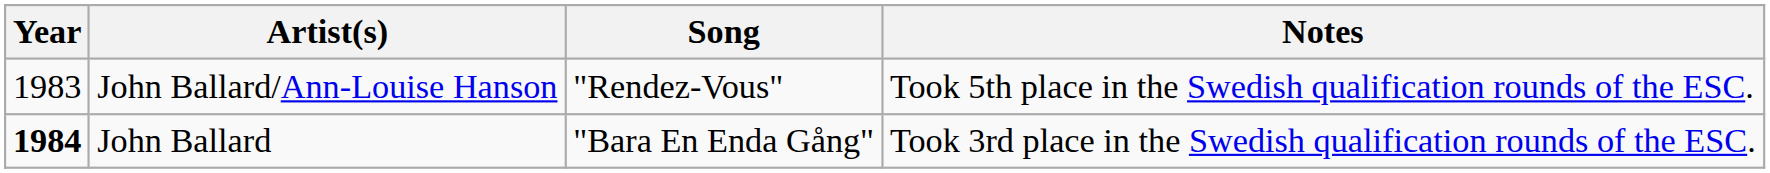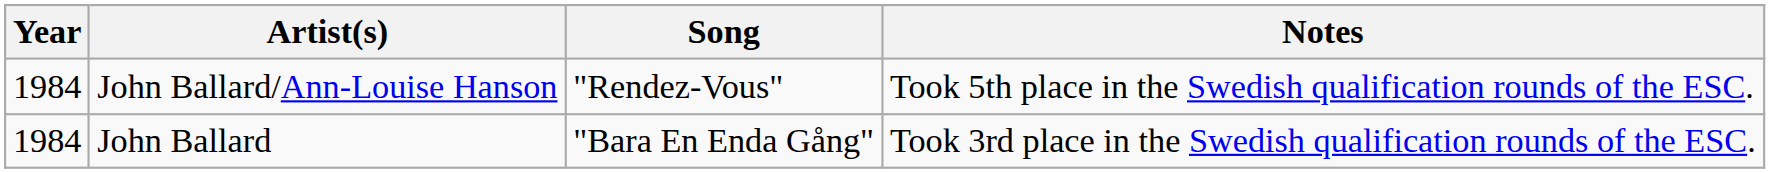(47, 85) 1983 -> (47, 85) 1984
(47, 140) bold -> (47, 140) normal
